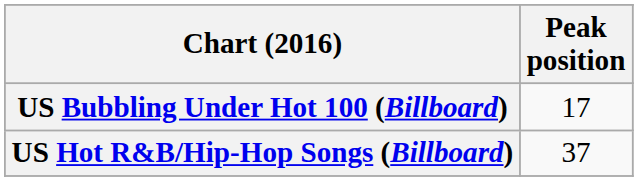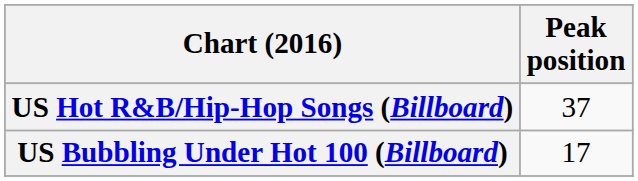rows swapped: (262, 106) <-> (262, 152)
